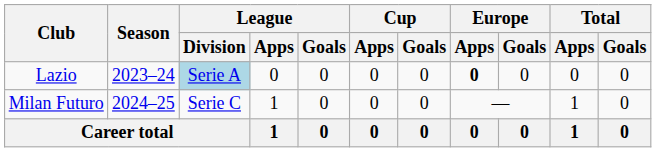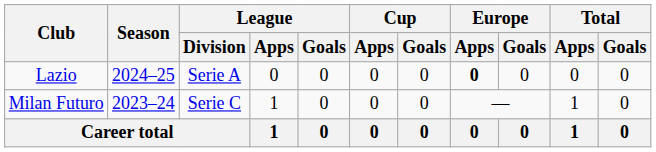(143, 75) 2023–24 -> (143, 75) 2024–25
(214, 75) lightblue background -> (214, 75) no background
(143, 103) 2024–25 -> (143, 103) 2023–24
